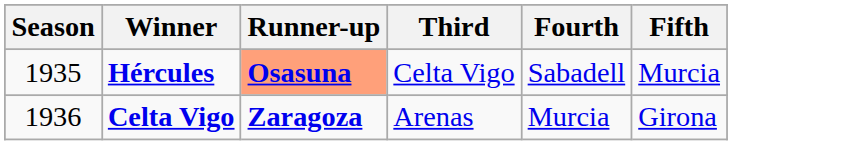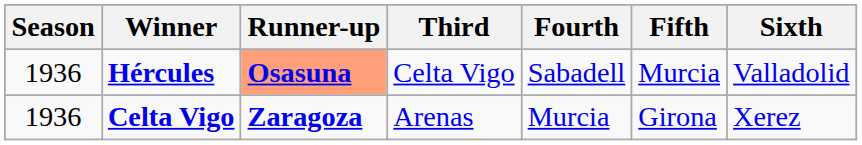+ column: (791, 26)
(53, 71) 1935 -> (53, 71) 1936
